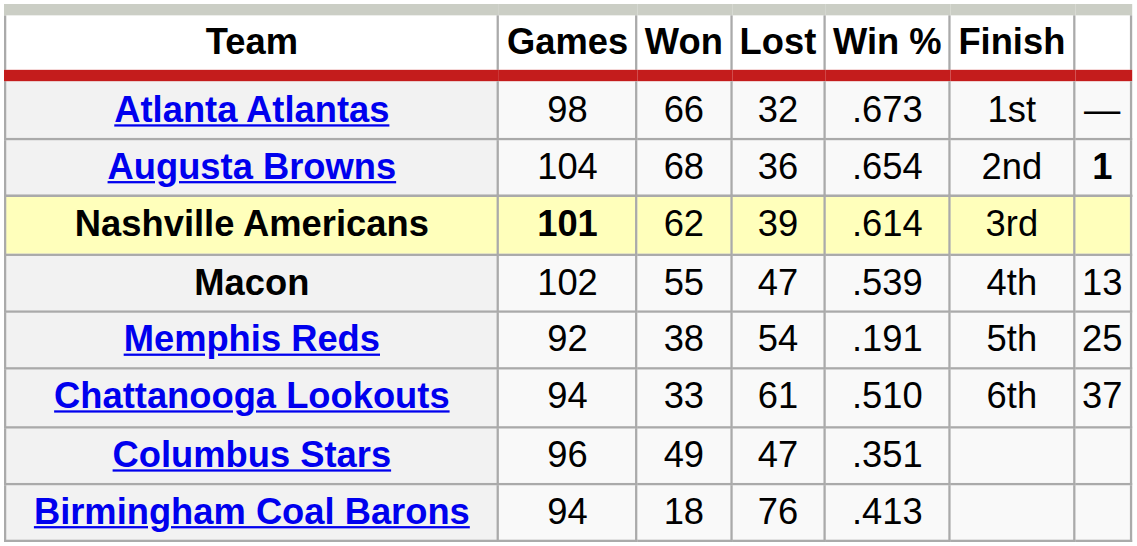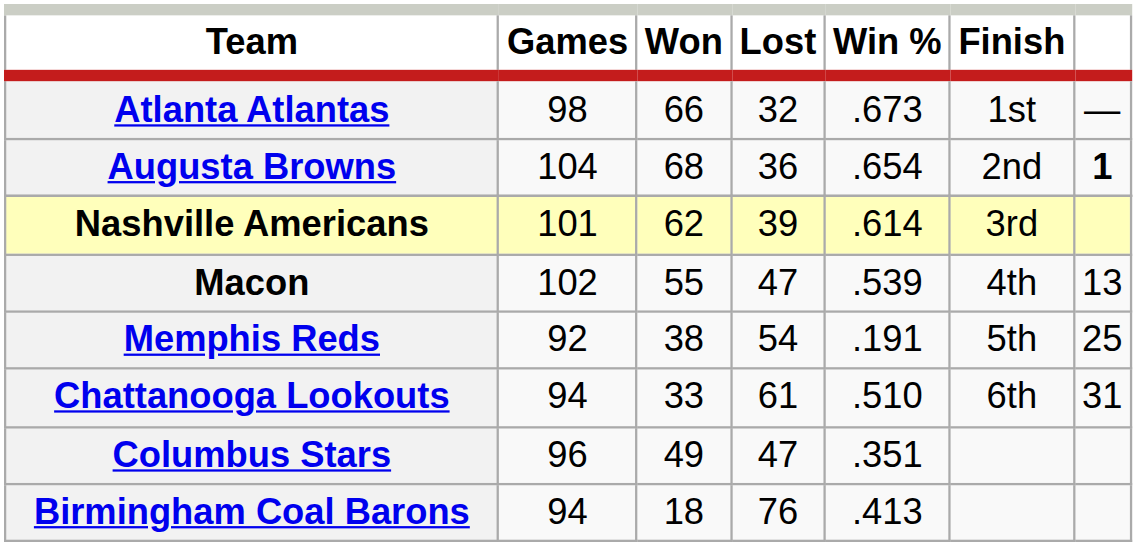(568, 224) bold -> (568, 224) normal
(1102, 397) 37 -> (1102, 397) 31
